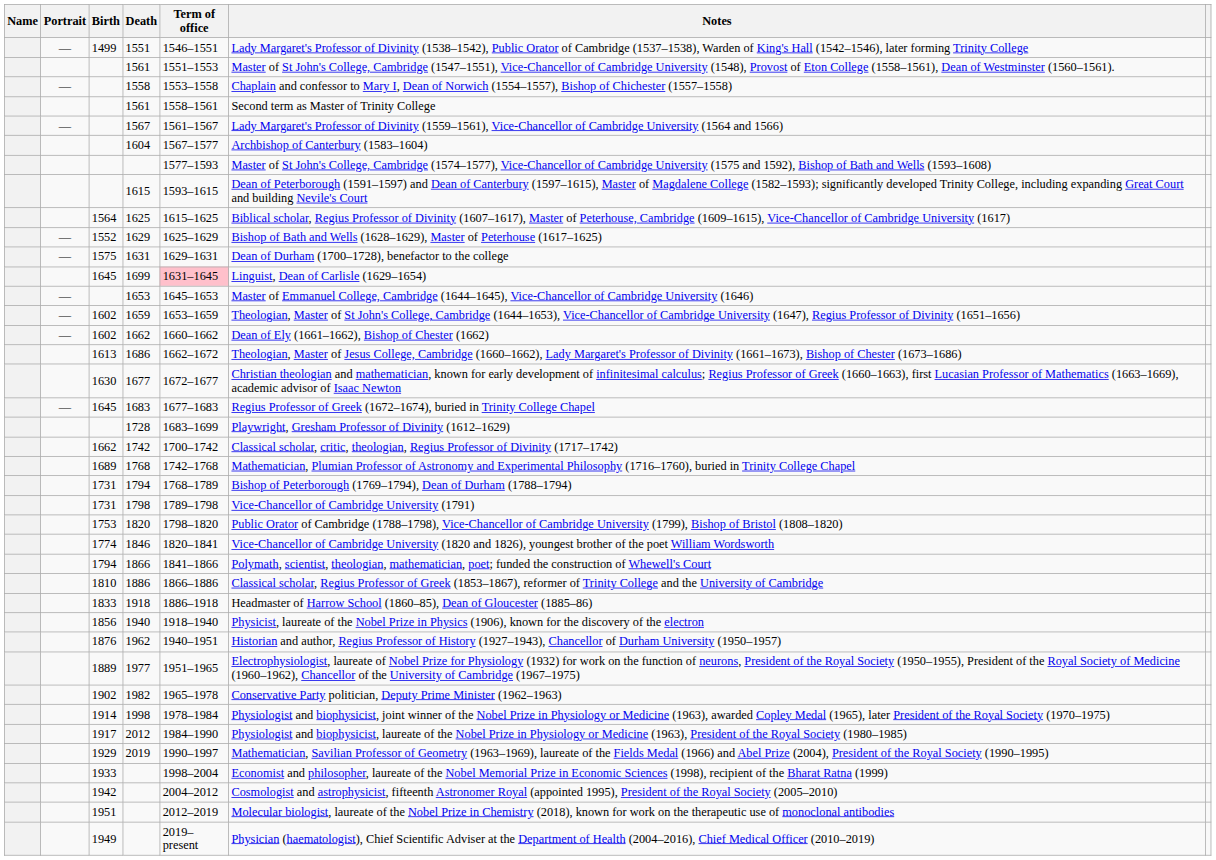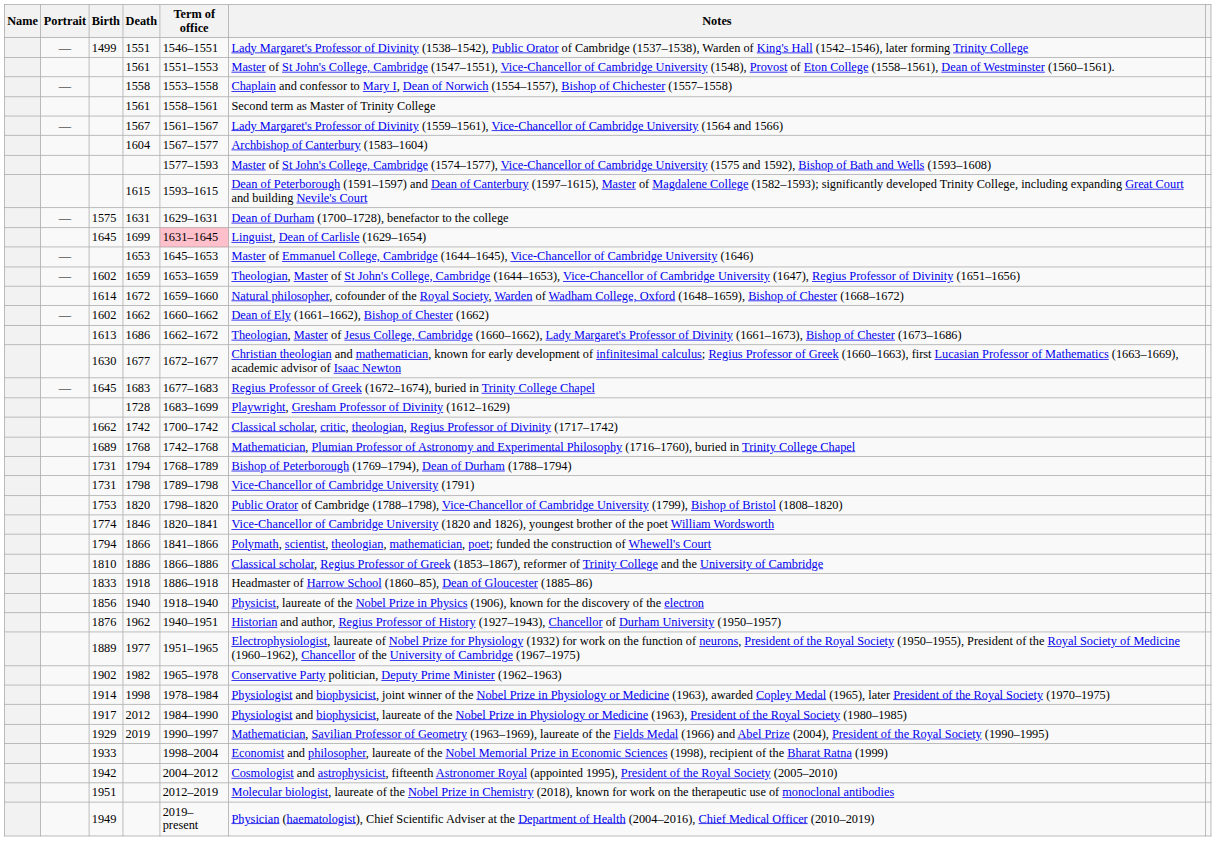- row: (104, 217)
- row: (104, 237)
+ row: (104, 295)
